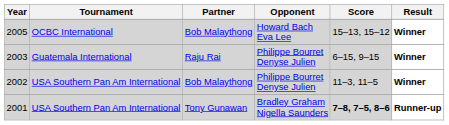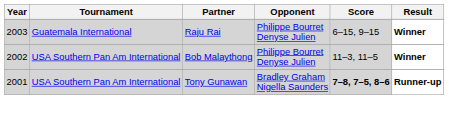- row: (17, 32)
